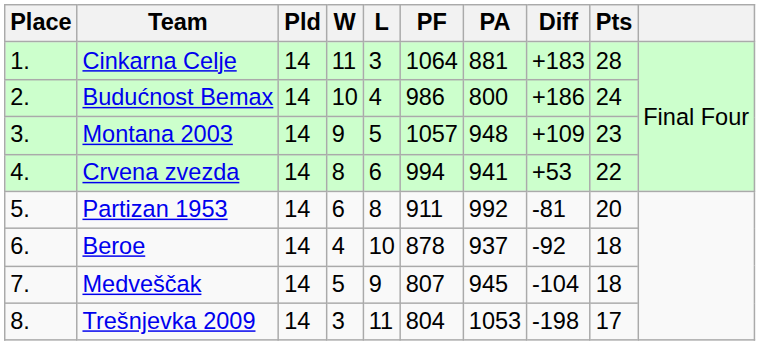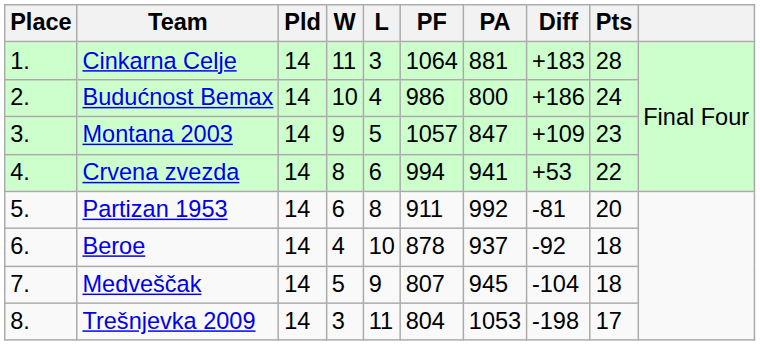(488, 135) 948 -> (488, 135) 847
